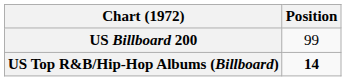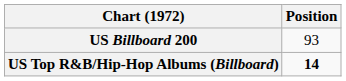(312, 40) 99 -> (312, 40) 93
